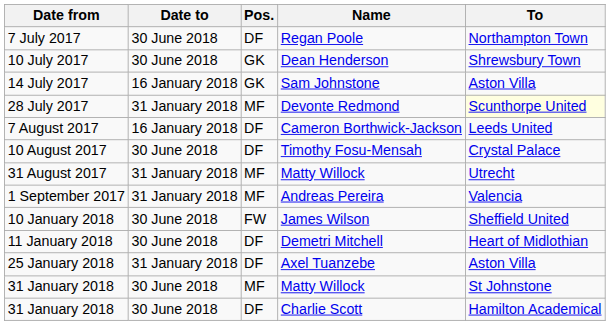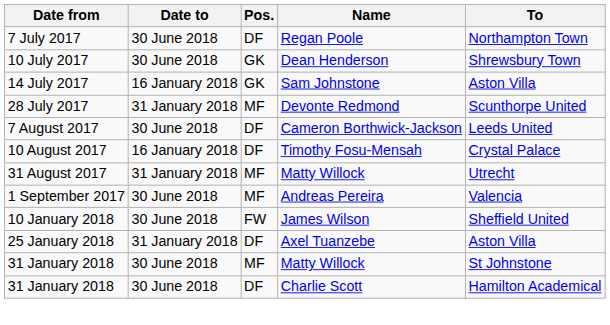(528, 106) lightyellow background -> (528, 106) no background
(185, 128) 16 January 2018 -> (175, 128) 30 June 2018
(175, 151) 30 June 2018 -> (185, 151) 16 January 2018
(185, 196) 31 January 2018 -> (175, 196) 30 June 2018
- row: (60, 241)
